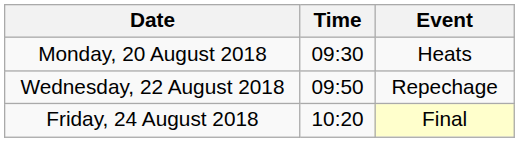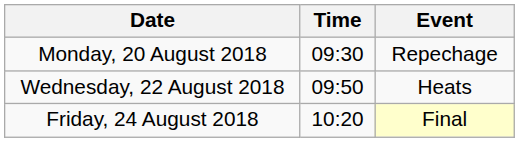(445, 53) Heats -> (445, 53) Repechage
(445, 86) Repechage -> (445, 86) Heats
